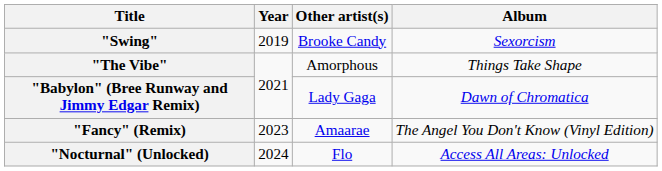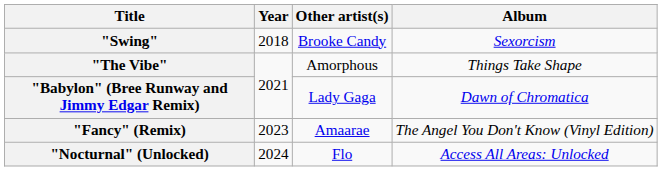(273, 40) 2019 -> (273, 40) 2018
